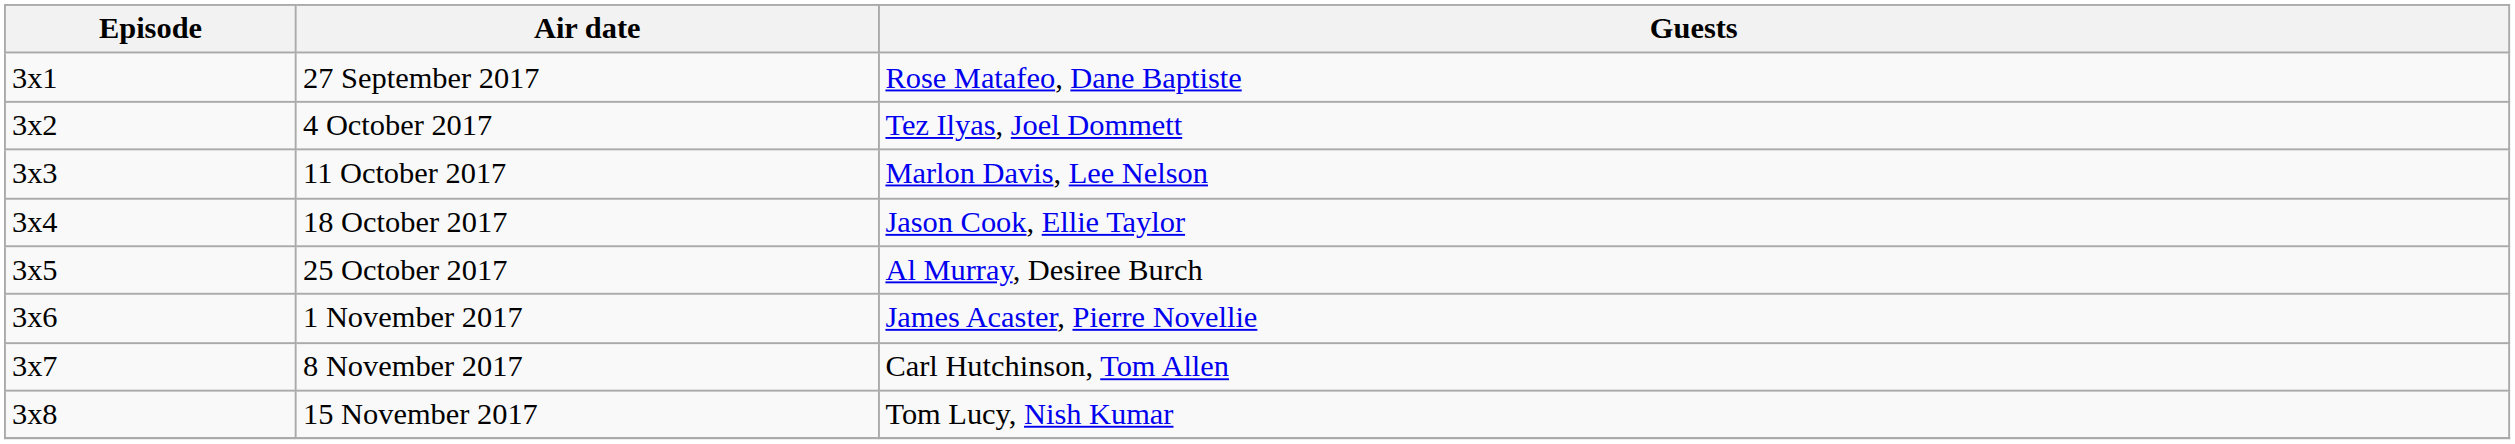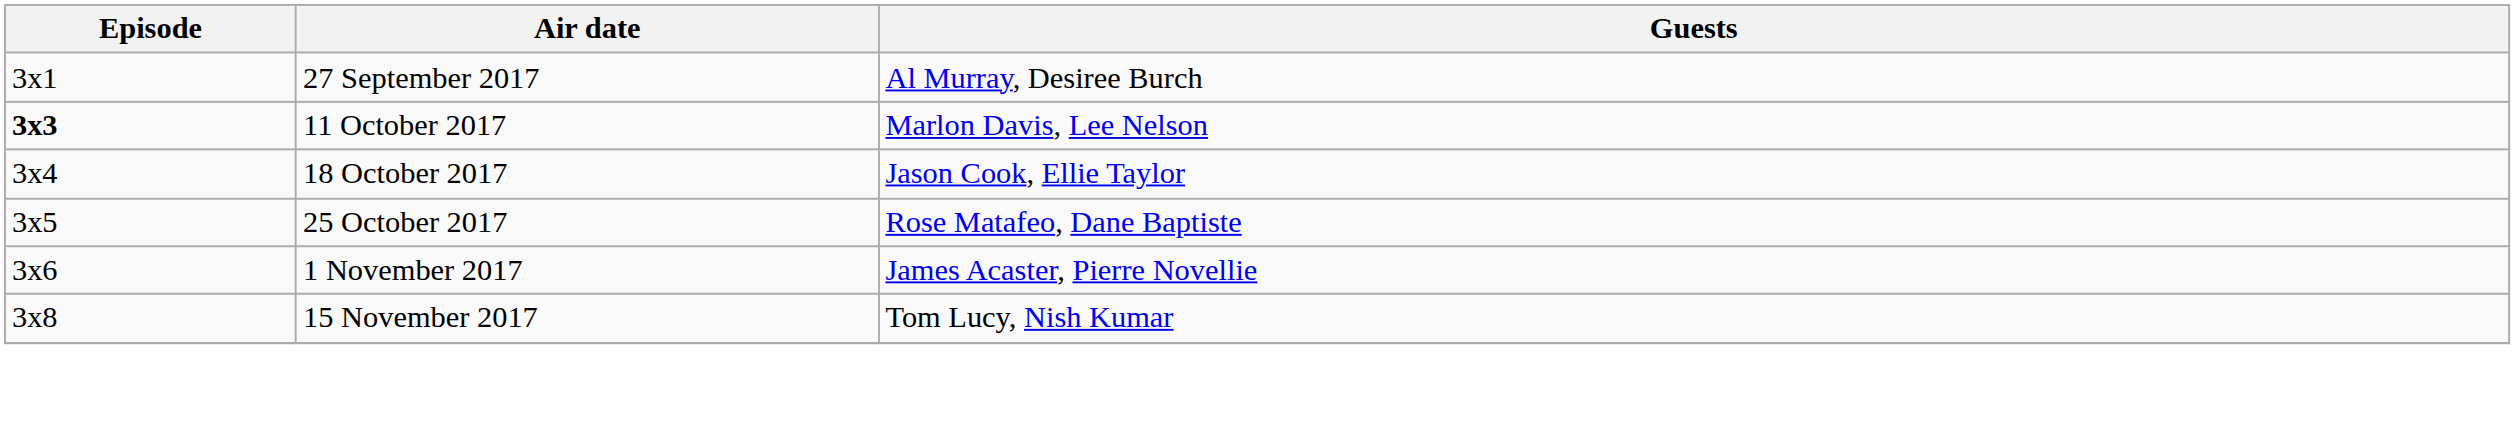(1064, 76) Rose Matafeo, Dane Baptiste -> (1044, 76) Al Murray, Desiree Burch
- row: (398, 125)
(35, 173) normal -> (35, 125) bold
(1044, 269) Al Murray, Desiree Burch -> (1064, 221) Rose Matafeo, Dane Baptiste
- row: (413, 366)
